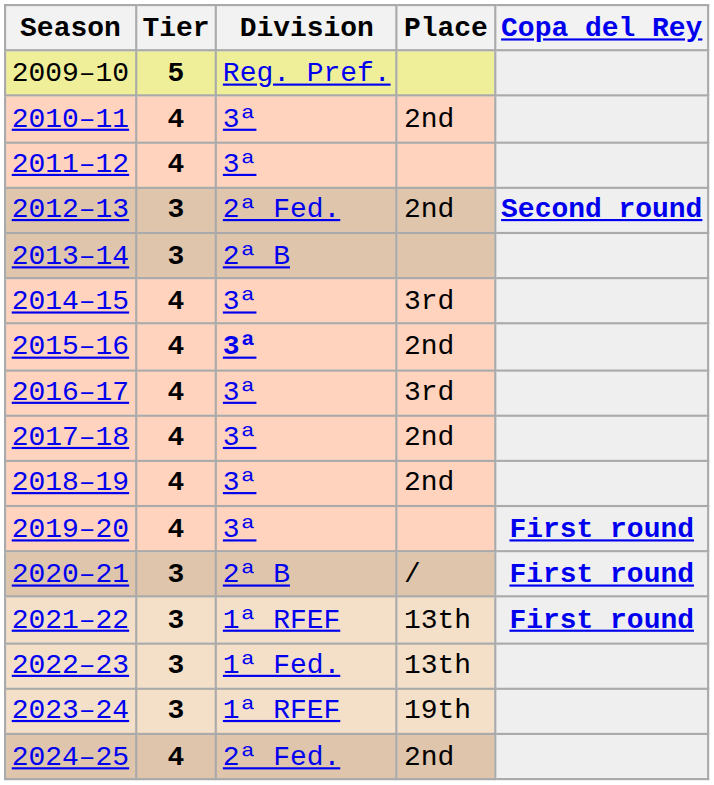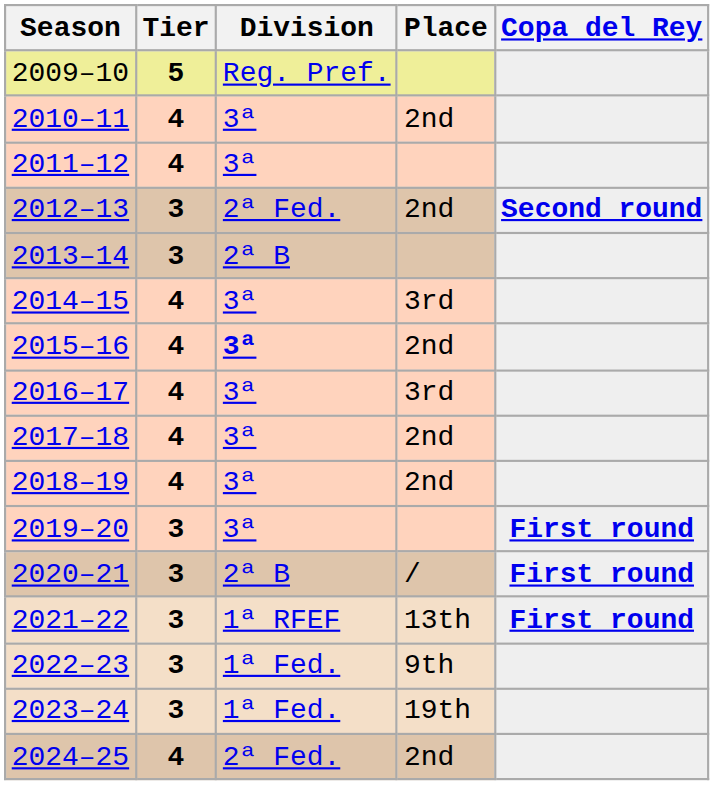(176, 529) 4 -> (176, 529) 3
(437, 666) 13th -> (429, 666) 9th
(282, 711) 1ª RFEF -> (282, 711) 1ª Fed.
